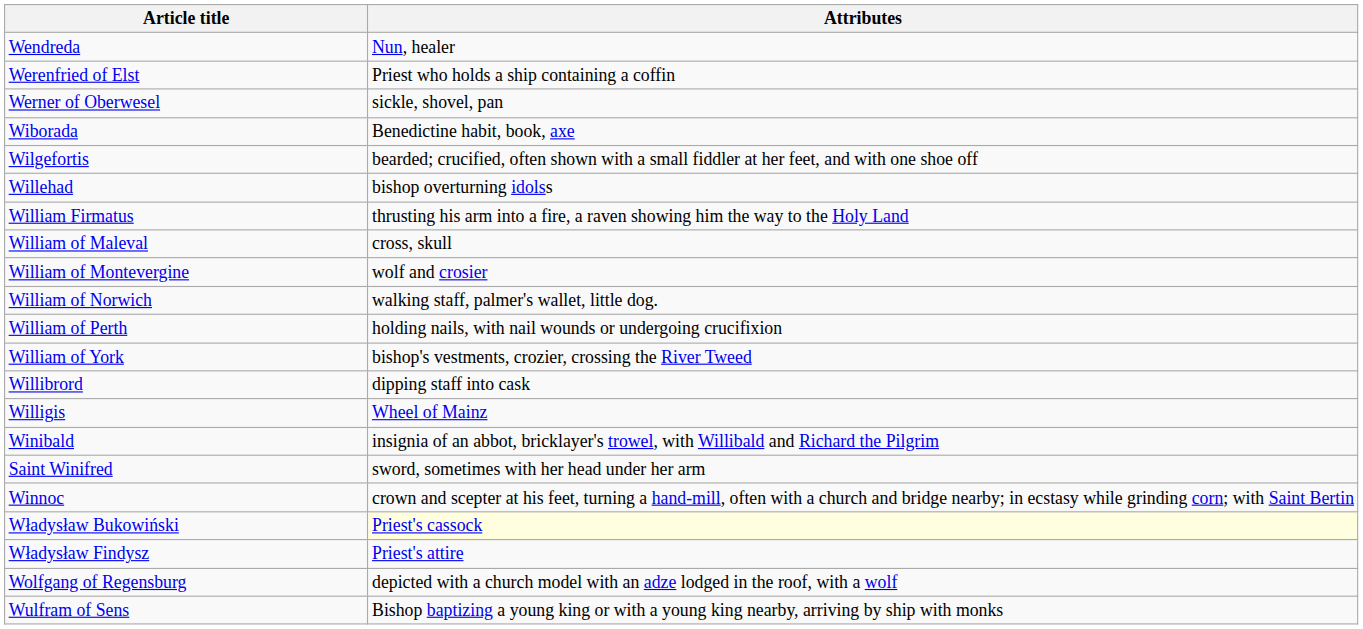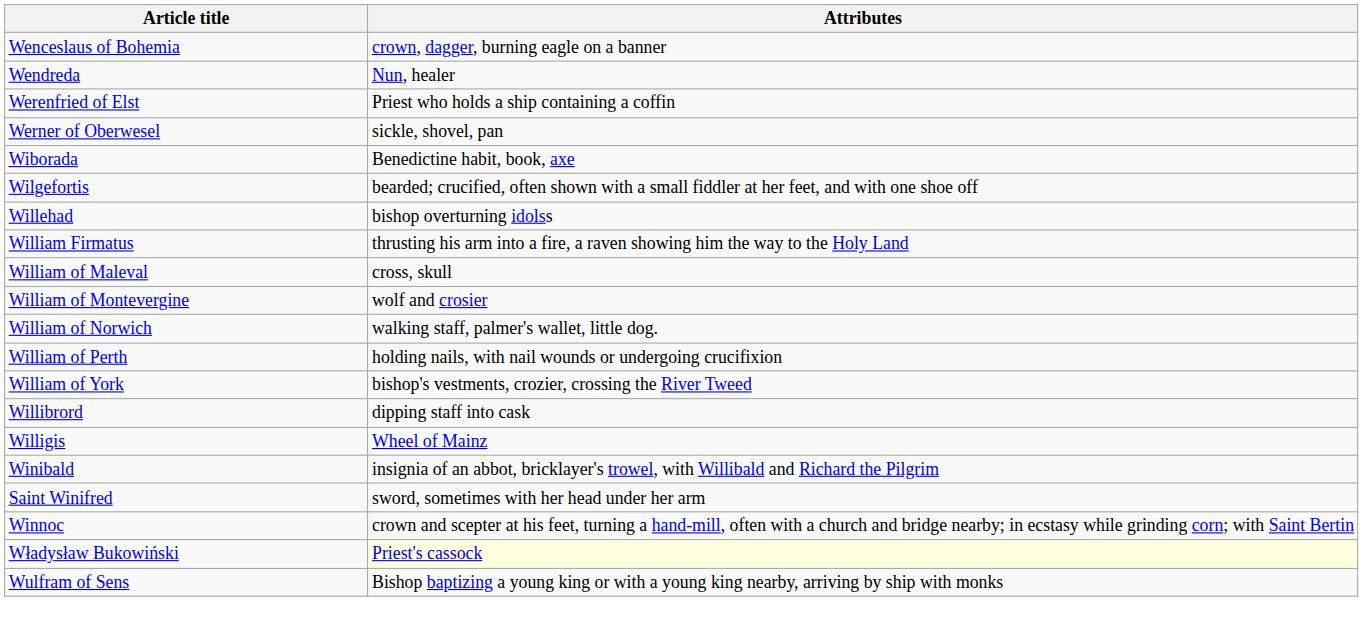+ row: (94, 46)
- row: (79, 553)
- row: (98, 581)
